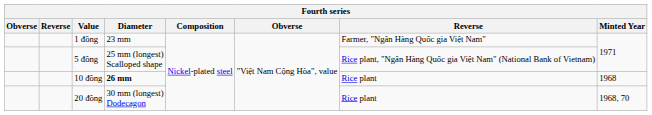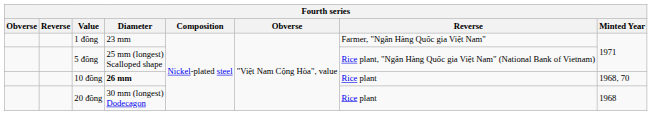(608, 79) 1968 -> (614, 79) 1968, 70
(614, 98) 1968, 70 -> (608, 98) 1968
